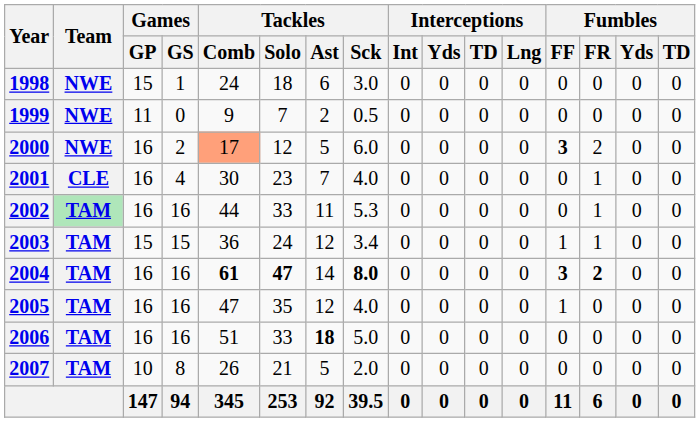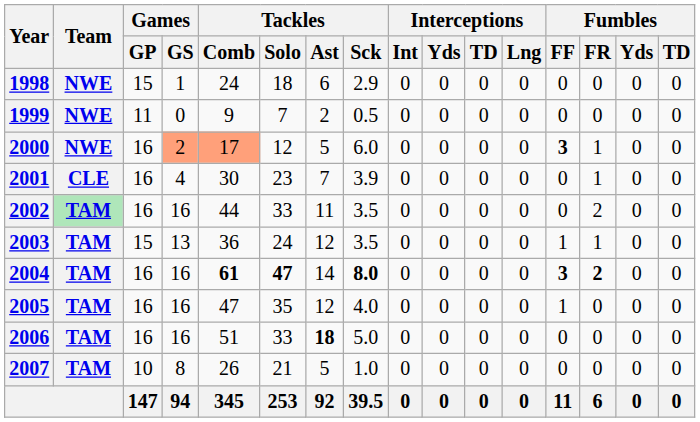(366, 83) 3.0 -> (366, 83) 2.9
(180, 147) no background -> (180, 147) lightsalmon background
(597, 147) 2 -> (597, 147) 1
(366, 178) 4.0 -> (366, 178) 3.9
(366, 210) 5.3 -> (366, 210) 3.5
(597, 210) 1 -> (597, 210) 2
(180, 242) 15 -> (180, 242) 13
(366, 242) 3.4 -> (366, 242) 3.5
(366, 369) 2.0 -> (366, 369) 1.0
